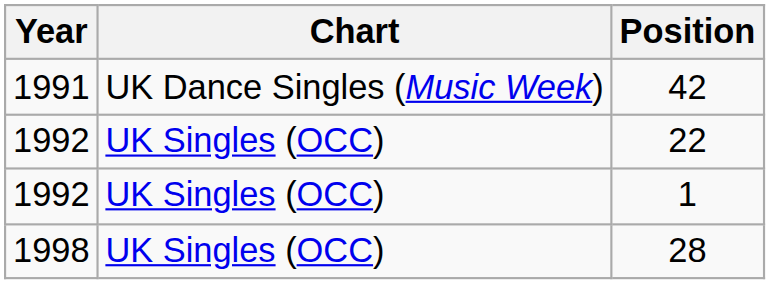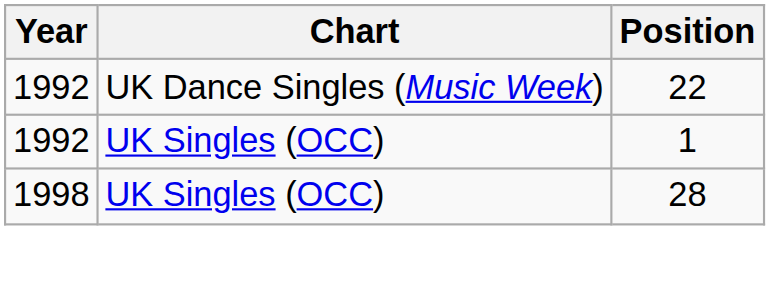- row: (687, 86)
(245, 140) UK Singles (OCC) -> (355, 86) UK Dance Singles (Music Week)
